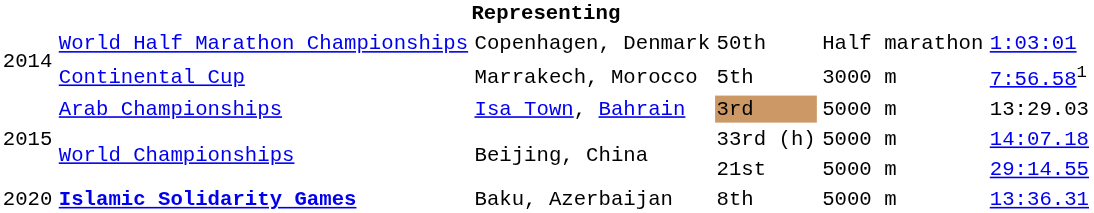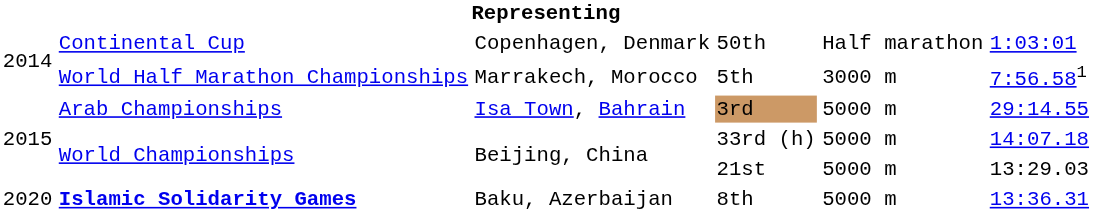(263, 44) World Half Marathon Championships -> (152, 44) Continental Cup
(152, 77) Continental Cup -> (263, 77) World Half Marathon Championships
(1039, 110) 13:29.03 -> (1039, 110) 29:14.55
(1039, 170) 29:14.55 -> (1039, 170) 13:29.03
